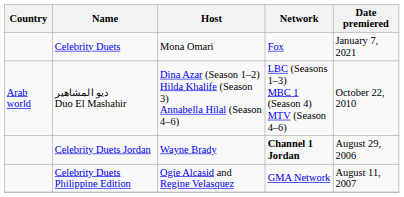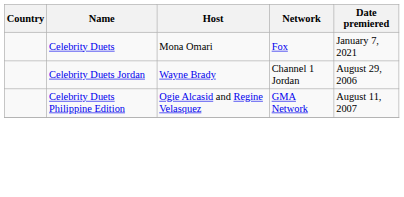- row: (91, 98)
(290, 149) bold -> (293, 74) normal
